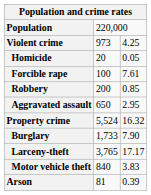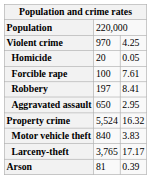(103, 43) 973 -> (103, 43) 970
(103, 89) 200 -> (103, 89) 197
(131, 89) 0.85 -> (131, 89) 8.41
- row: (28, 136)
rows swapped: (38, 151) <-> (49, 167)
